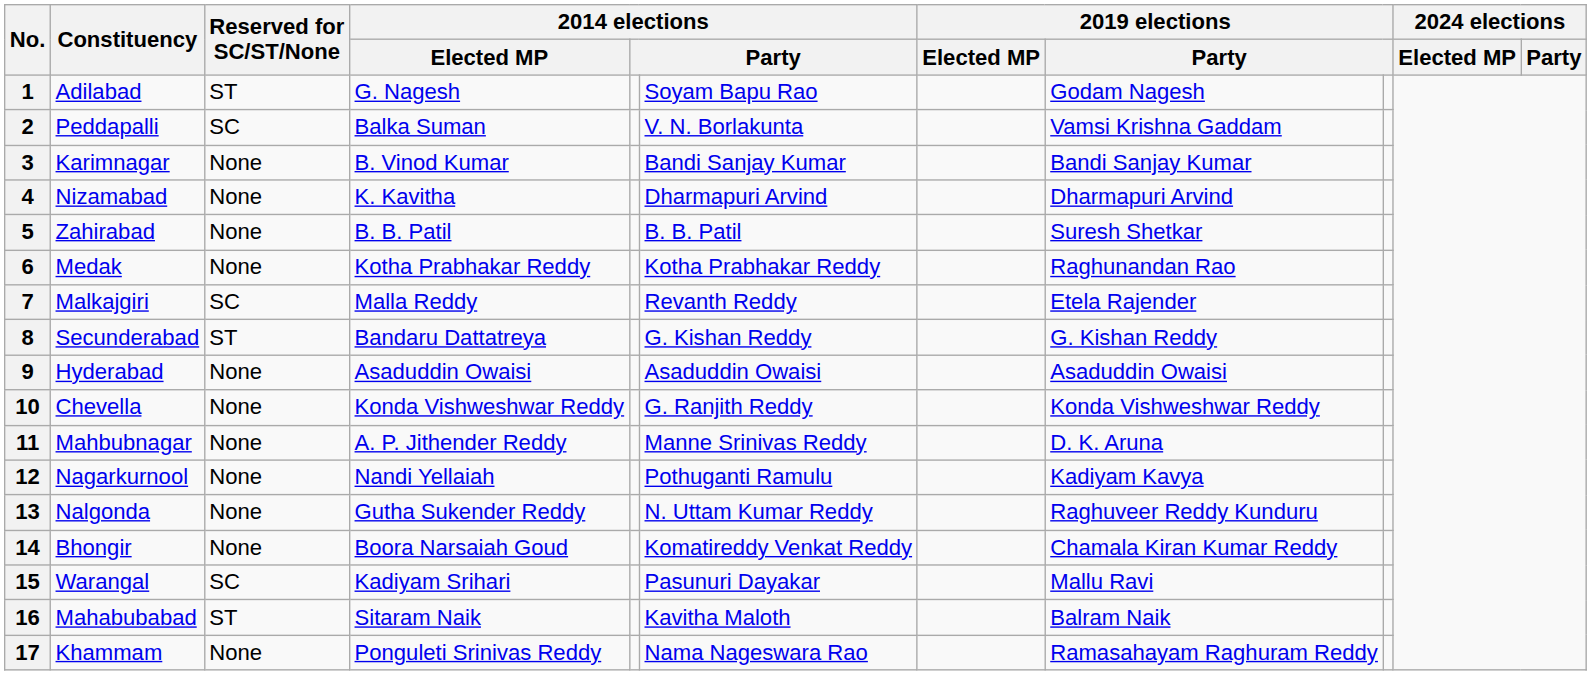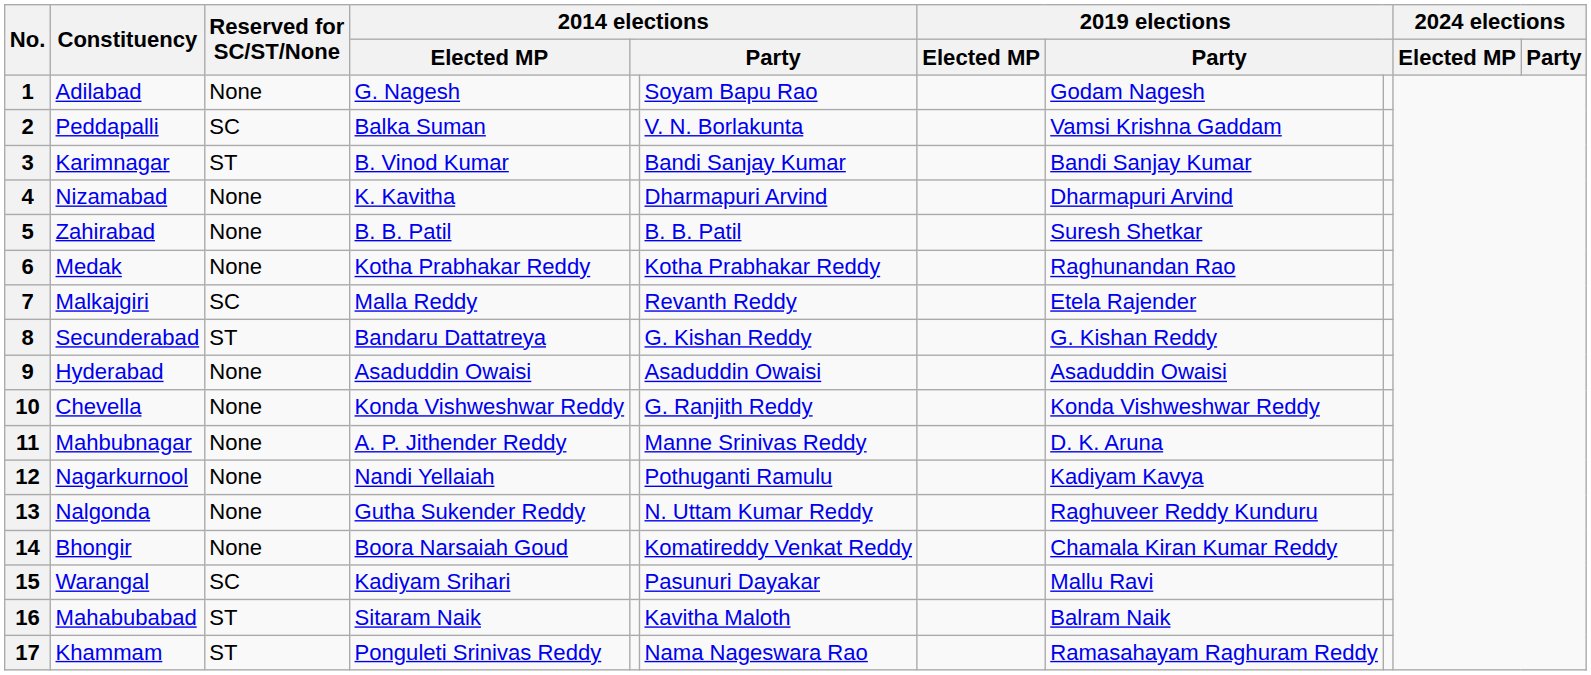(223, 92) ST -> (236, 92) None
(236, 162) None -> (223, 162) ST
(236, 652) None -> (223, 652) ST
